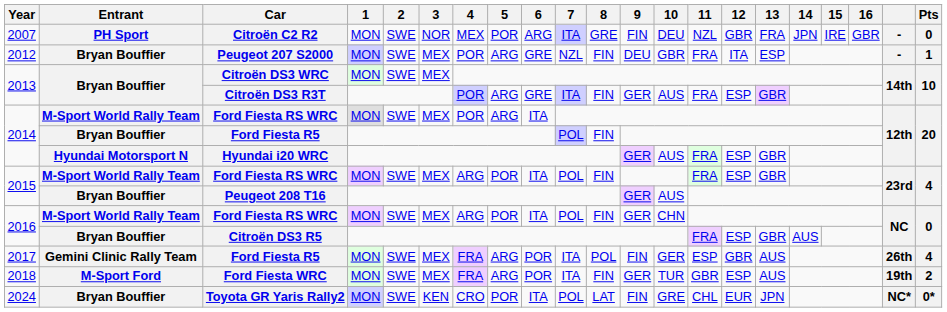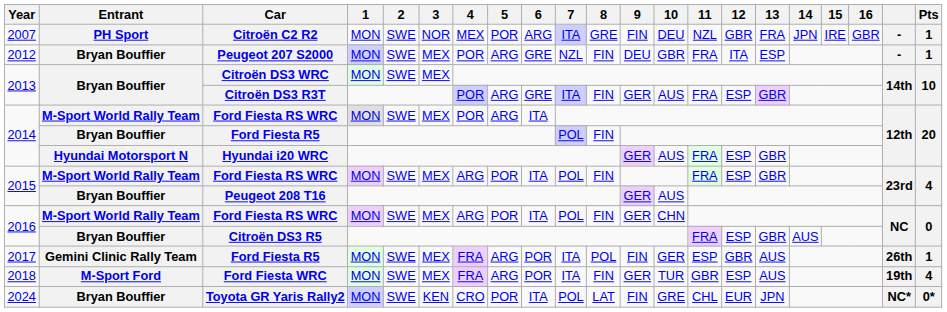(929, 34) 0 -> (929, 34) 1
(929, 256) 4 -> (929, 256) 1
(929, 276) 2 -> (929, 276) 4
